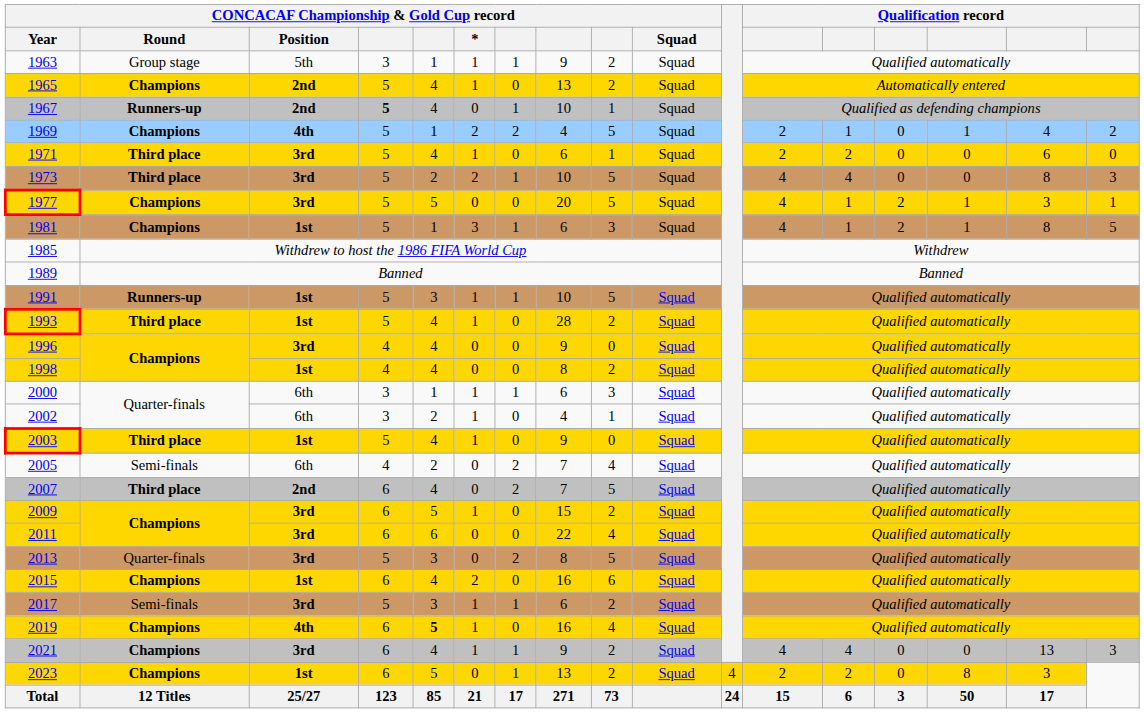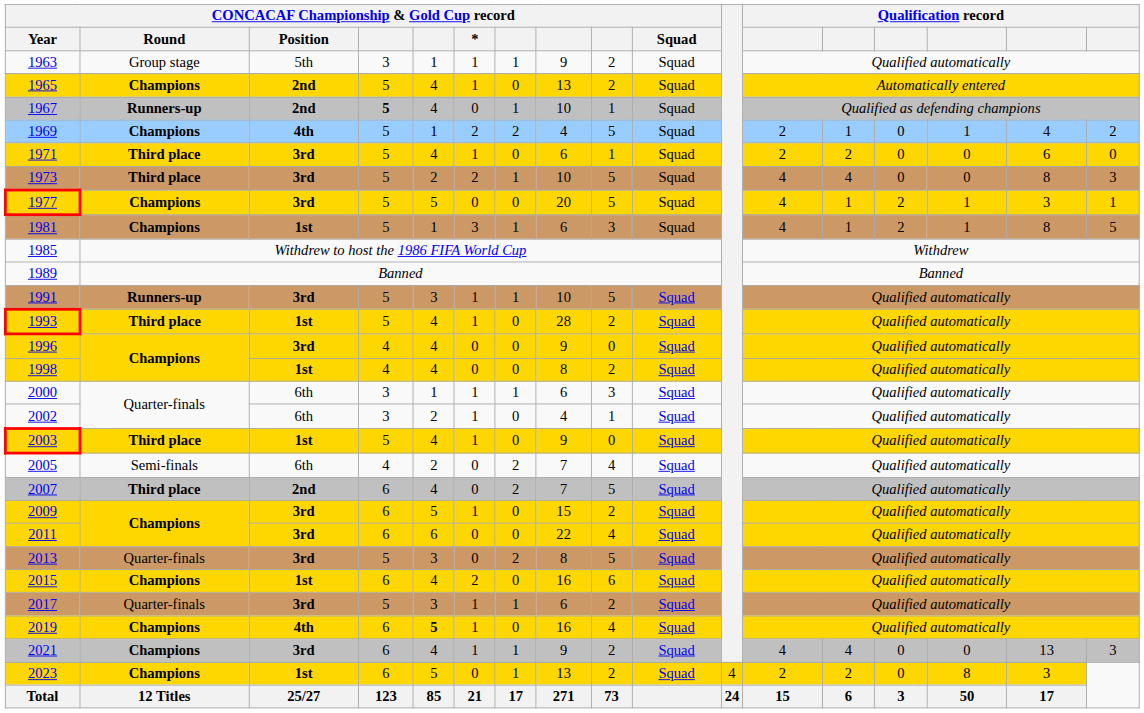(304, 297) 1st -> (304, 297) 3rd
(164, 604) Semi-finals -> (164, 604) Quarter-finals
